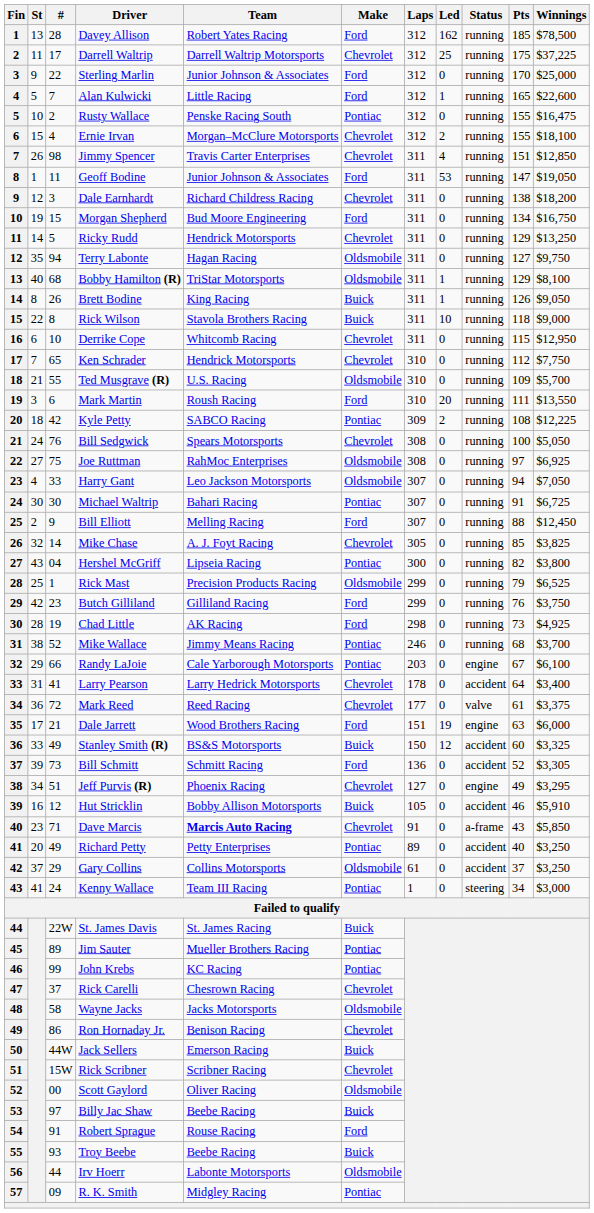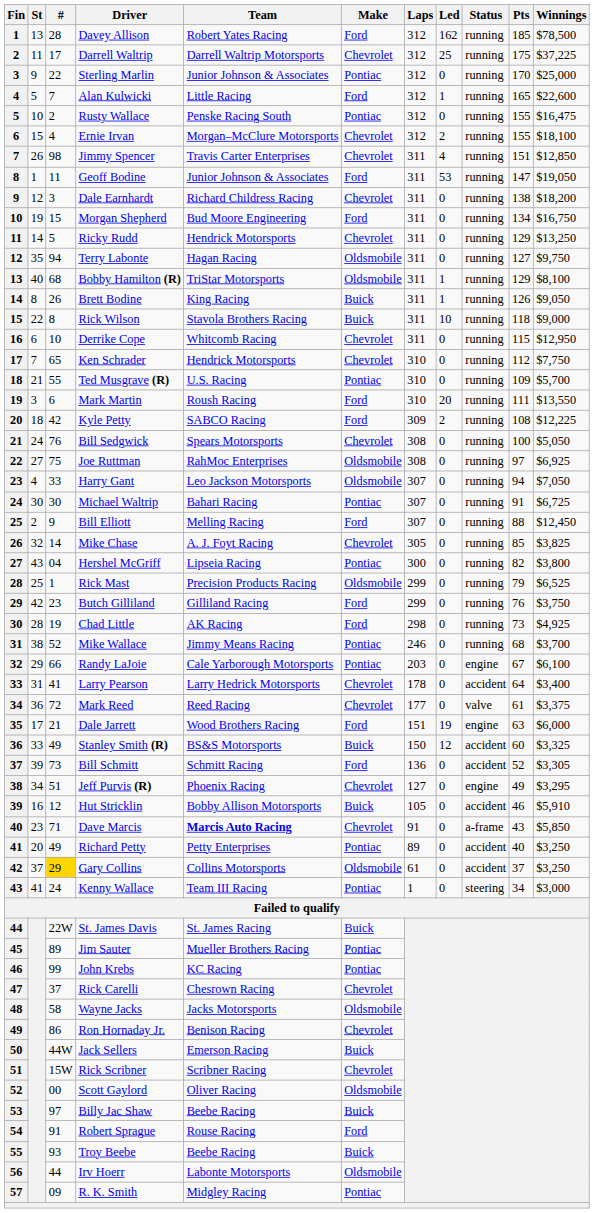(356, 75) Ford -> (363, 75) Pontiac
(373, 380) Oldsmobile -> (363, 380) Pontiac
(363, 420) Pontiac -> (356, 420) Ford
(55, 867) no background -> (55, 867) gold background
